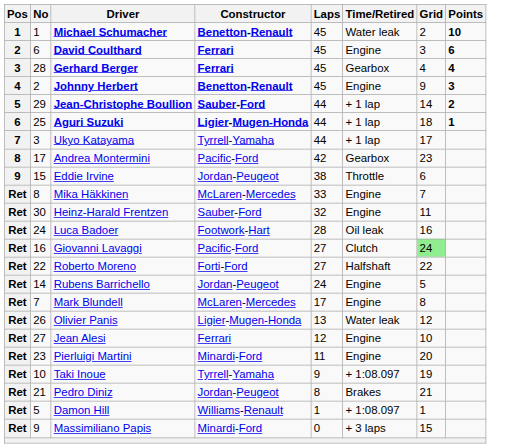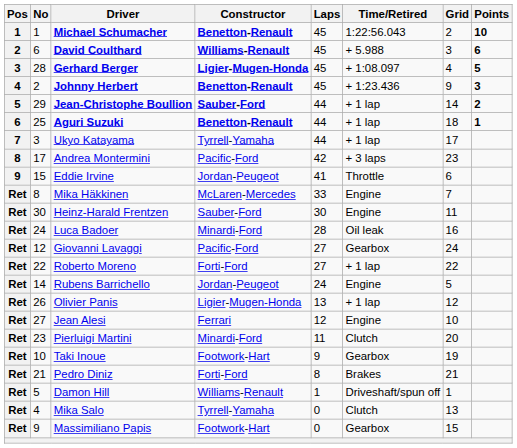(373, 32) Water leak -> (376, 32) 1:22:56.043
(216, 50) Ferrari -> (243, 50) Williams-Renault
(363, 50) Engine -> (365, 50) + 5.988
(216, 68) Ferrari -> (253, 68) Ligier-Mugen-Honda
(367, 68) Gearbox -> (373, 68) + 1:08.097
(451, 68) 4 -> (477, 68) 5
(363, 86) Engine -> (373, 86) + 1:23.436
(253, 122) Ligier-Mugen-Honda -> (245, 122) Benetton-Renault
(367, 158) Gearbox -> (366, 158) + 3 laps
(320, 176) 38 -> (320, 176) 41
(320, 212) 32 -> (320, 212) 30
(234, 230) Footwork-Hart -> (230, 230) Minardi-Ford
(40, 248) 16 -> (40, 248) 12
(362, 248) Clutch -> (367, 248) Gearbox
(426, 248) lightgreen background -> (452, 248) no background
(368, 266) Halfshaft -> (363, 266) + 1 lap
- row: (88, 302)
(373, 320) Water leak -> (363, 302) + 1 lap
(363, 356) Engine -> (362, 338) Clutch
(236, 375) Tyrrell-Yamaha -> (234, 356) Footwork-Hart
(373, 375) + 1:08.097 -> (367, 356) Gearbox
(238, 393) Jordan-Peugeot -> (223, 375) Forti-Ford
(373, 411) + 1:08.097 -> (393, 393) Driveshaft/spun off
+ row: (79, 411)
(230, 429) Minardi-Ford -> (234, 429) Footwork-Hart
(366, 429) + 3 laps -> (367, 429) Gearbox
